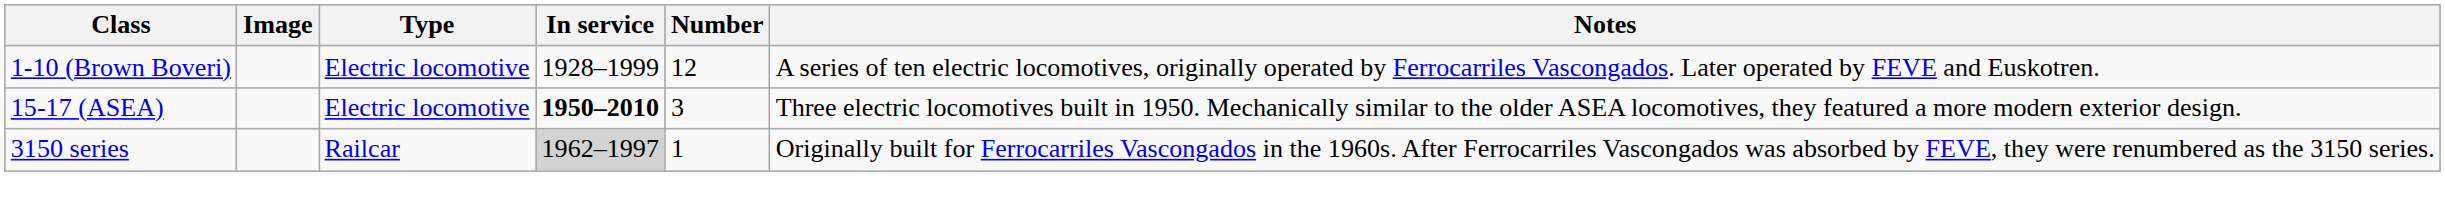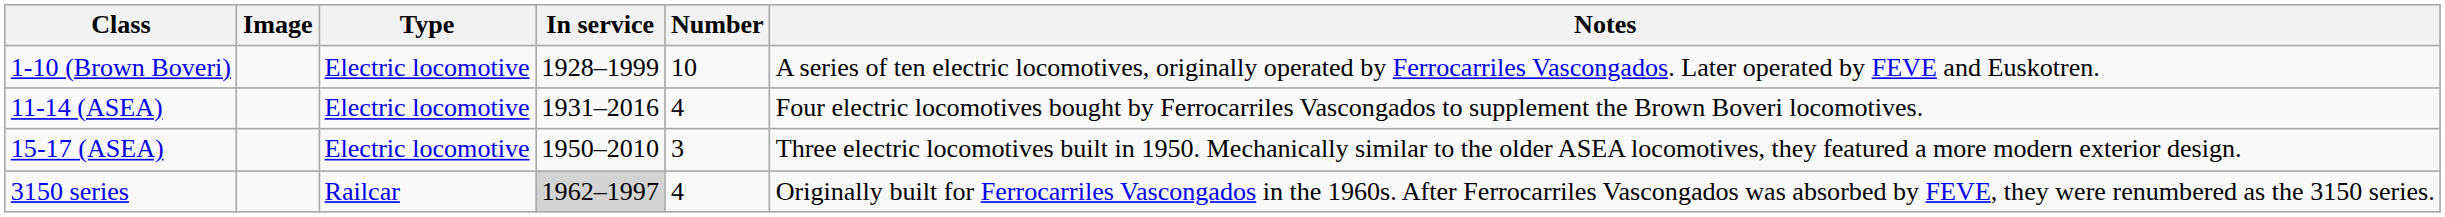(684, 66) 12 -> (684, 66) 10
+ row: (87, 107)
(600, 107) bold -> (600, 149) normal
(677, 149) 1 -> (677, 190) 4
